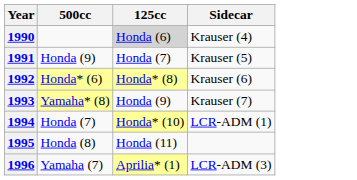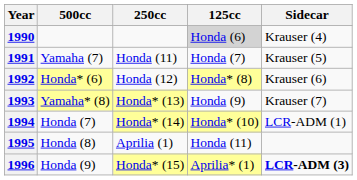+ column: (150, 15)
(68, 57) Honda (9) -> (72, 57) Yamaha (7)
(72, 164) Yamaha (7) -> (68, 164) Honda (9)
(231, 164) normal -> (307, 164) bold
